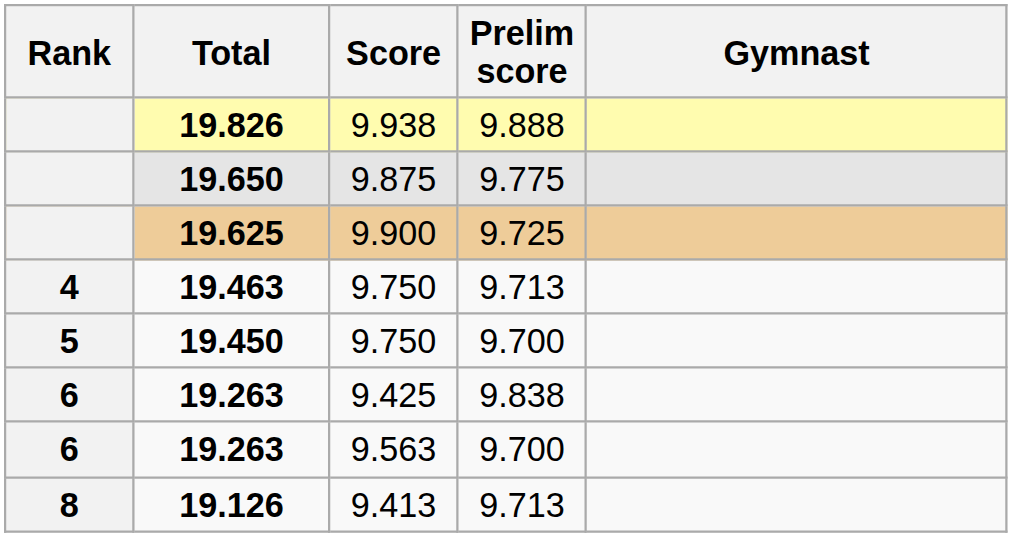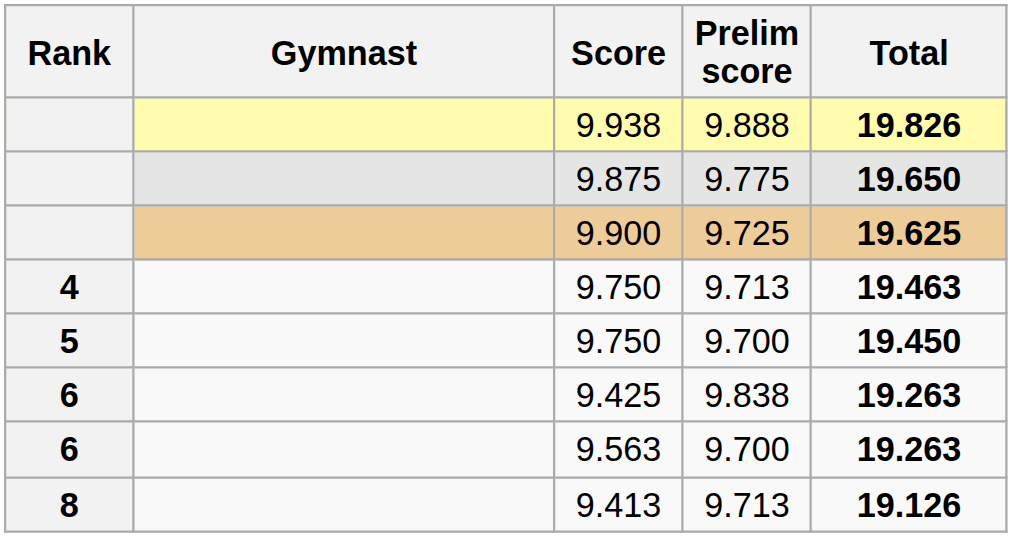columns swapped: (797, 52) <-> (231, 52)
